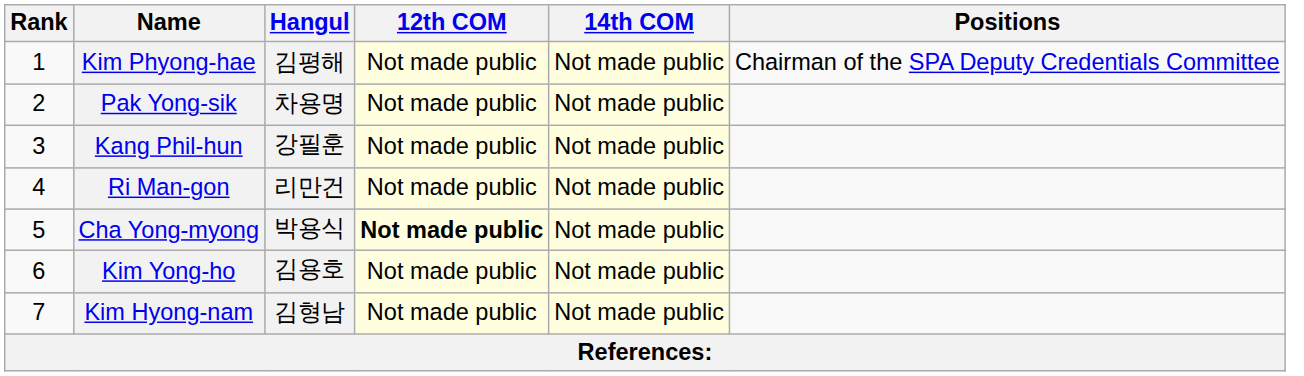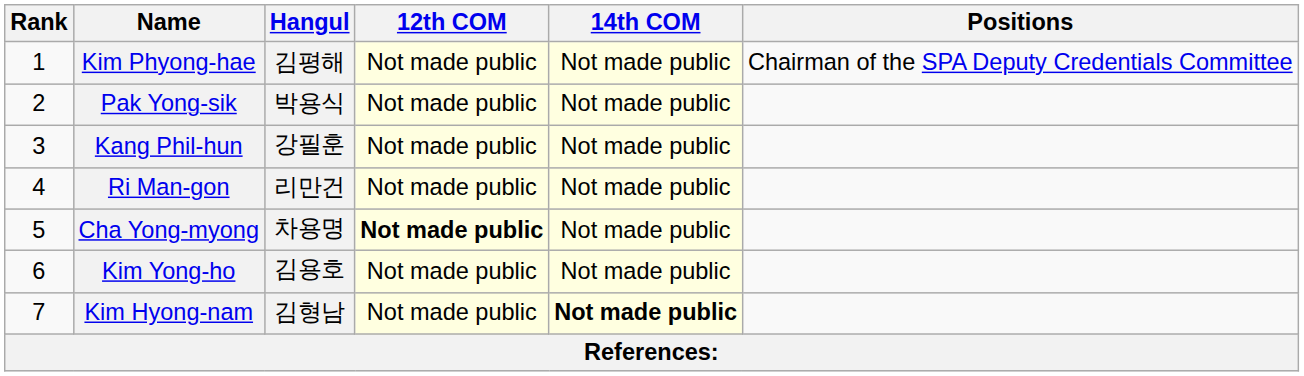(310, 103) 차용명 -> (310, 103) 박용식
(310, 228) 박용식 -> (310, 228) 차용명
(639, 312) normal -> (646, 312) bold
